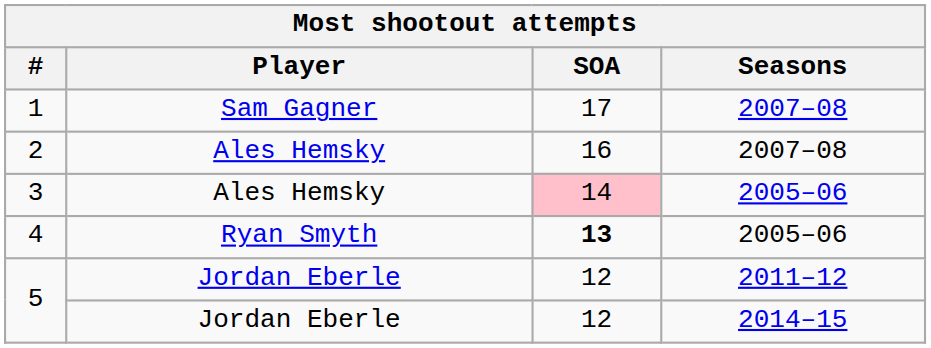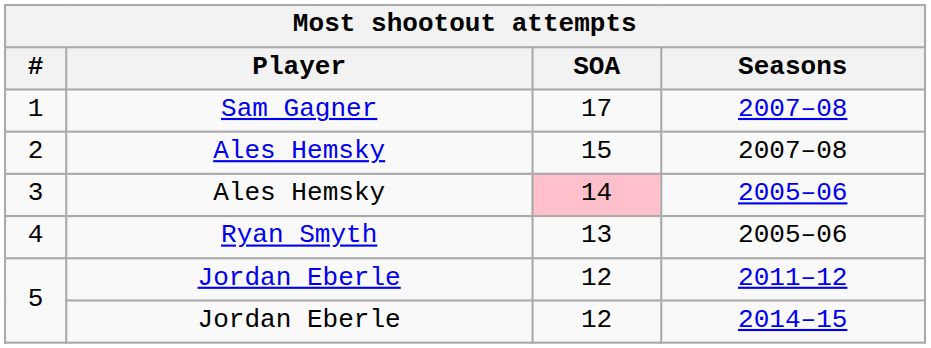(597, 153) 16 -> (597, 153) 15
(597, 237) bold -> (597, 237) normal
